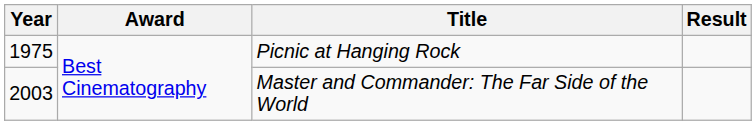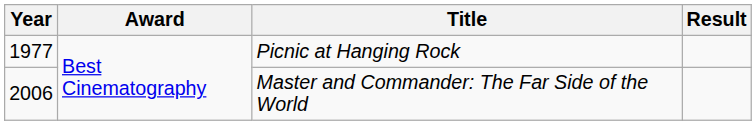(31, 51) 1975 -> (31, 51) 1977
(31, 93) 2003 -> (31, 93) 2006
